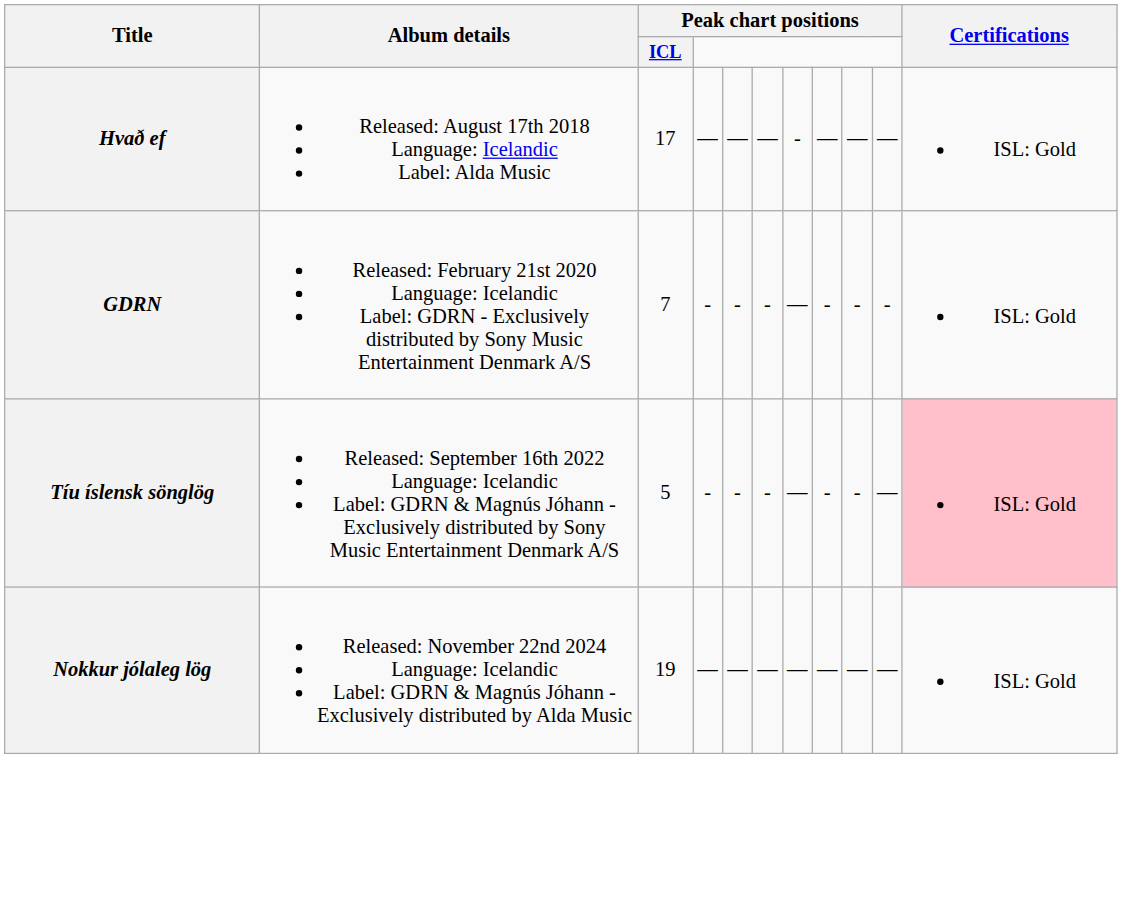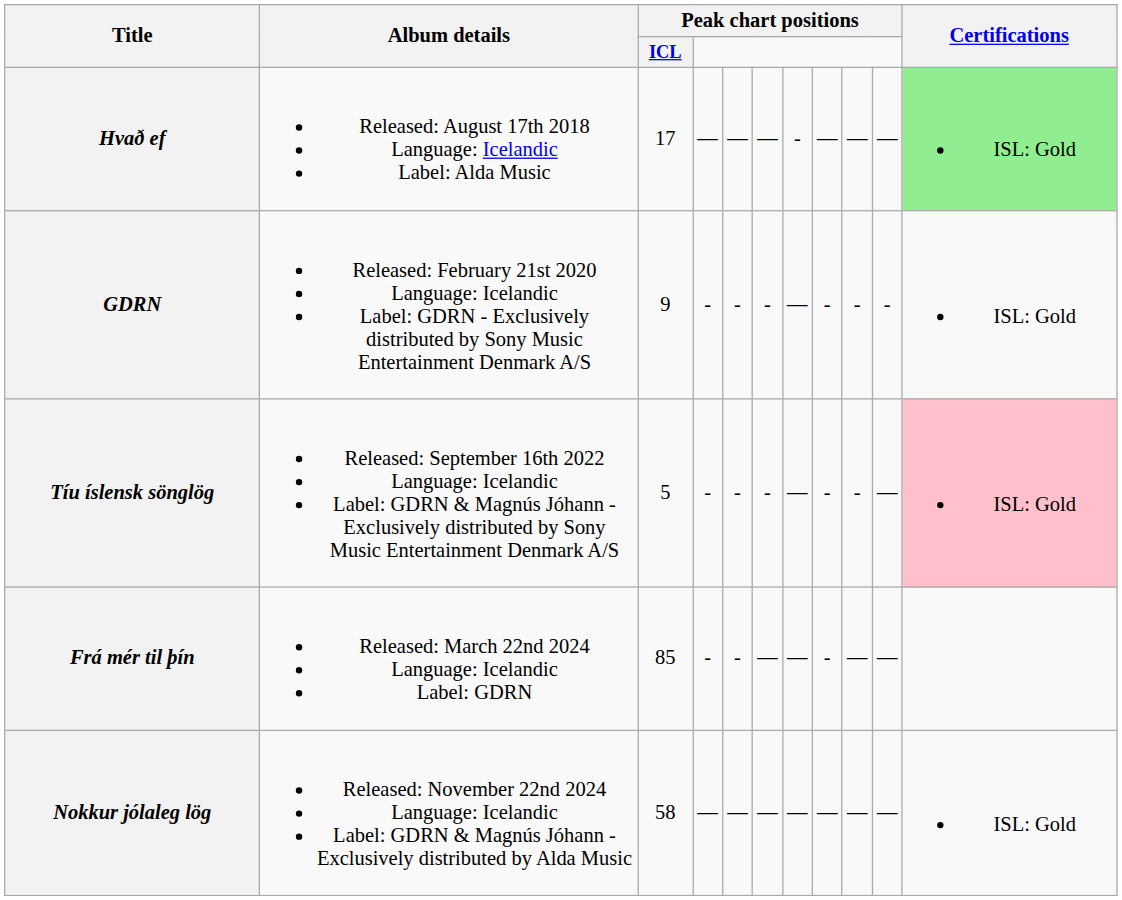(1009, 150) no background -> (1009, 150) lightgreen background
(665, 304) 7 -> (665, 304) 9
+ row: (132, 658)
(665, 670) 19 -> (665, 812) 58
